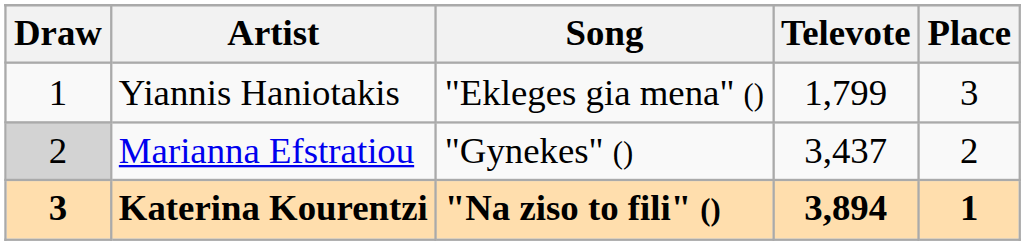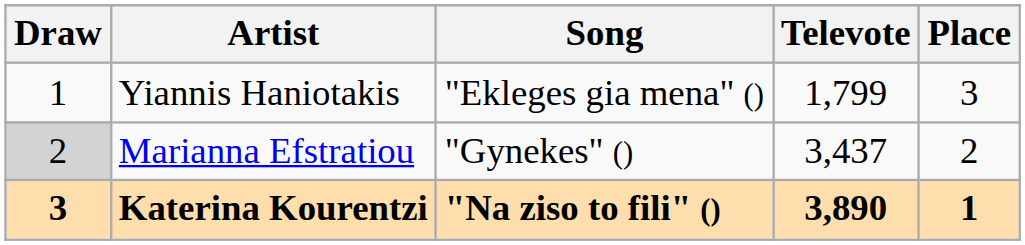(846, 208) 3,894 -> (846, 208) 3,890
